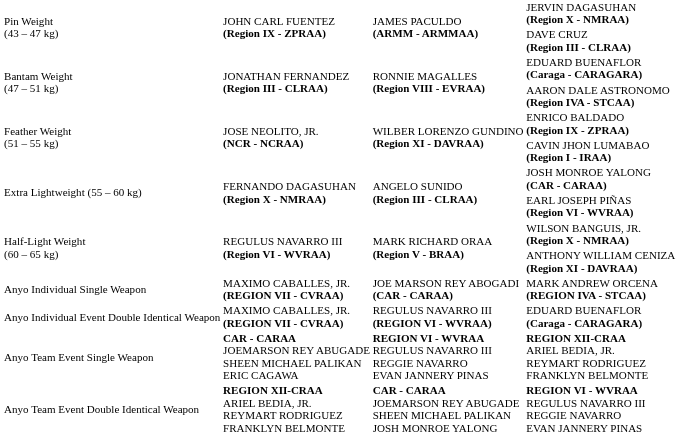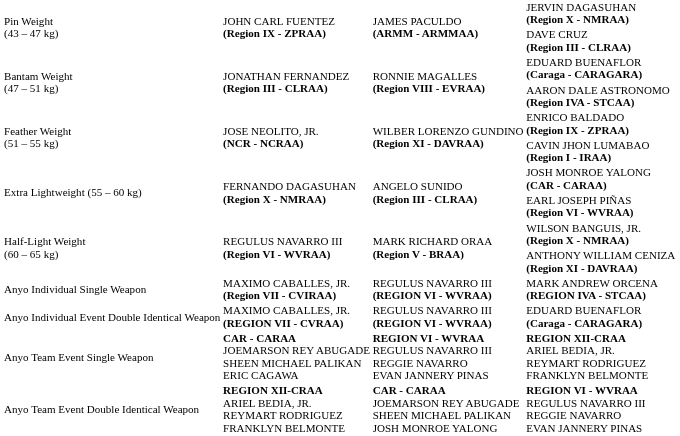(287, 289) MAXIMO CABALLES, JR. (REGION VII - CVRAA) -> (287, 289) MAXIMO CABALLES, JR. (Region VII - CVIRAA)
(446, 289) JOE MARSON REY ABOGADI (CAR - CARAA) -> (432, 289) REGULUS NAVARRO III (REGION VI - WVRAA)
